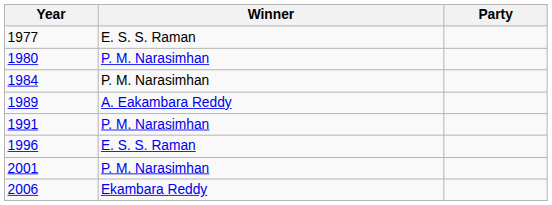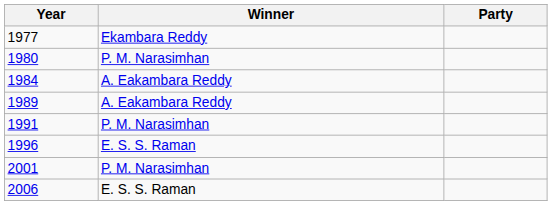(148, 37) E. S. S. Raman -> (154, 37) Ekambara Reddy
(155, 80) P. M. Narasimhan -> (166, 80) A. Eakambara Reddy
(154, 189) Ekambara Reddy -> (148, 189) E. S. S. Raman
